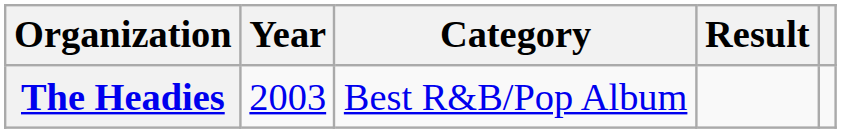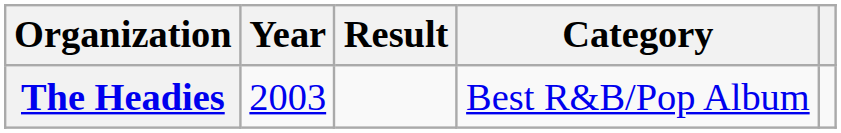columns swapped: (516, 34) <-> (757, 34)
